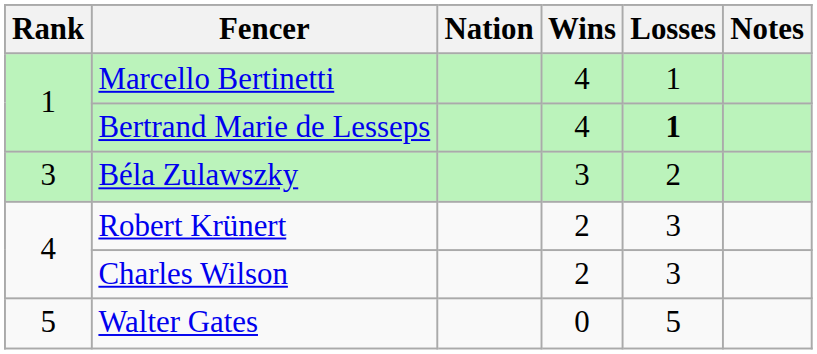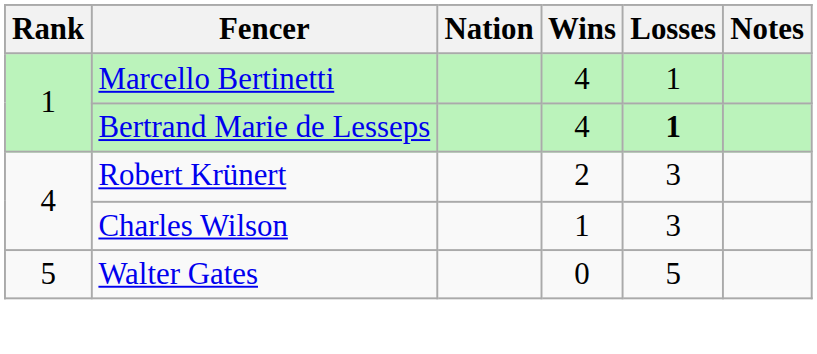- row: (198, 175)
(582, 273) 2 -> (582, 224) 1
